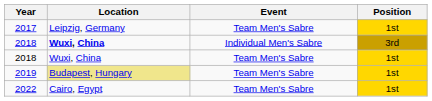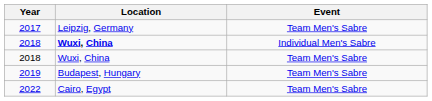- column: (392, 12)
(91, 73) khaki background -> (99, 73) no background
